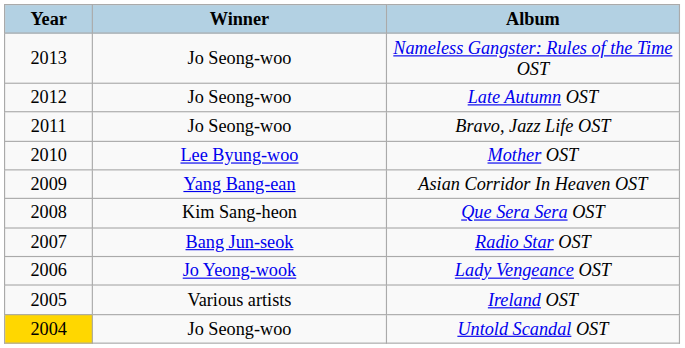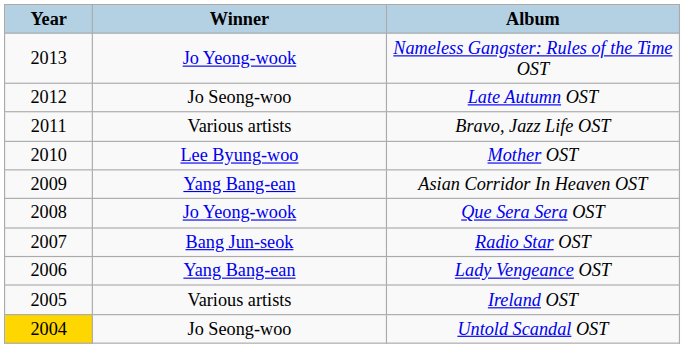(239, 58) Jo Seong-woo -> (239, 58) Jo Yeong-wook
(239, 126) Jo Seong-woo -> (239, 126) Various artists
(239, 213) Kim Sang-heon -> (239, 213) Jo Yeong-wook
(239, 270) Jo Yeong-wook -> (239, 270) Yang Bang-ean
